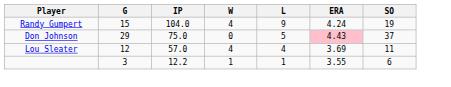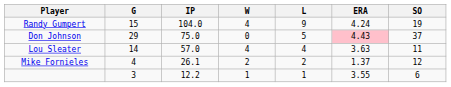(125, 50) 12 -> (134, 50) 14
(336, 50) 3.69 -> (361, 50) 3.63
+ row: (55, 62)
